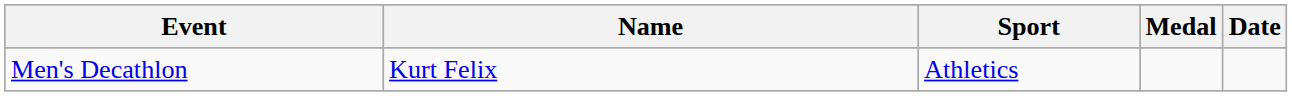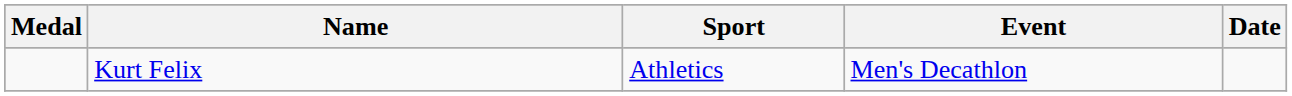columns swapped: (1181, 26) <-> (194, 26)
